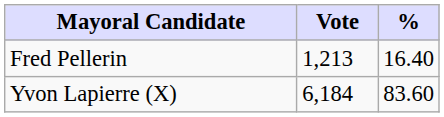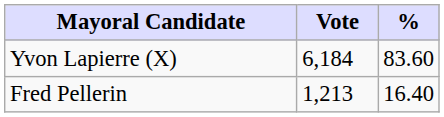rows swapped: (93, 93) <-> (68, 58)
